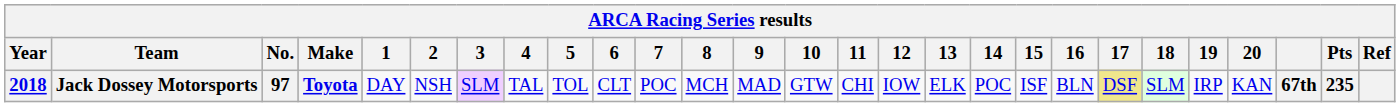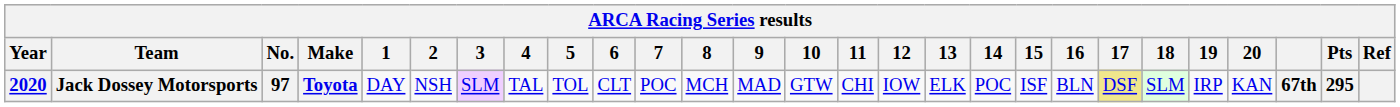(28, 85) 2018 -> (28, 85) 2020
(1340, 85) 235 -> (1340, 85) 295
